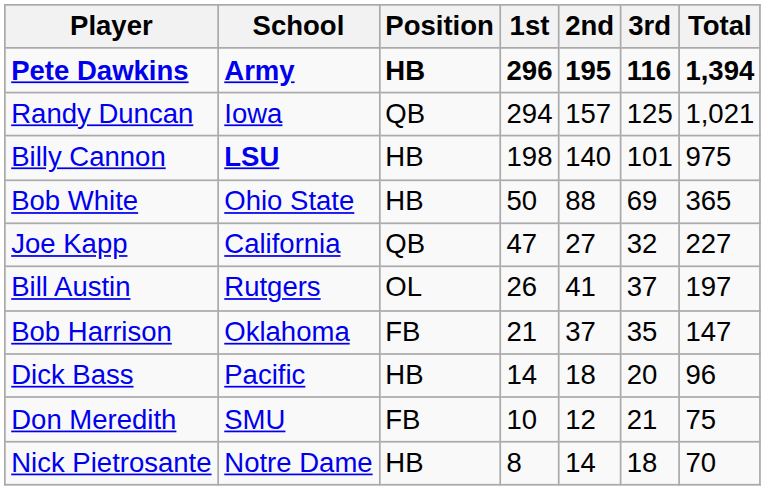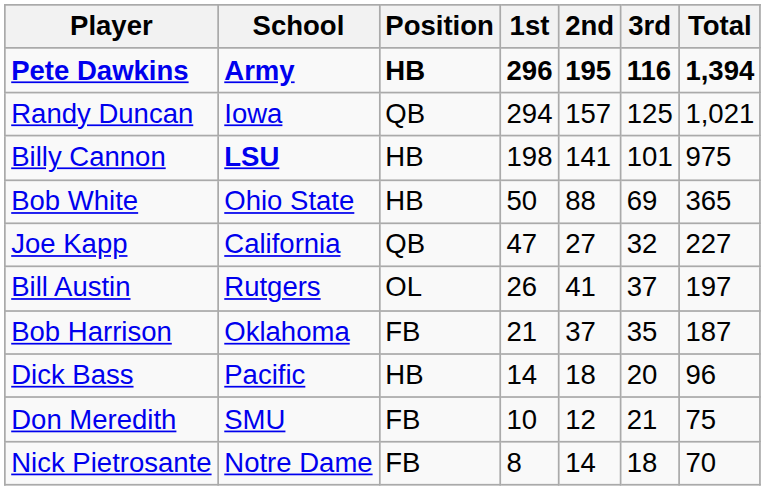(588, 157) 140 -> (588, 157) 141
(708, 331) 147 -> (708, 331) 187
(404, 462) HB -> (403, 462) FB
